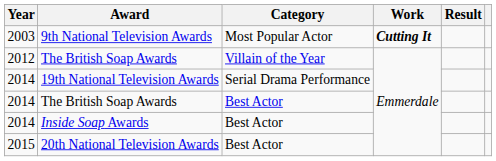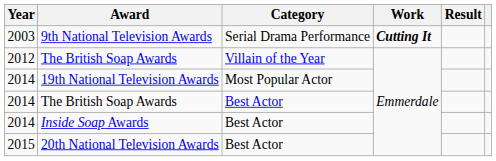(279, 36) Most Popular Actor -> (298, 36) Serial Drama Performance
(298, 79) Serial Drama Performance -> (279, 79) Most Popular Actor
